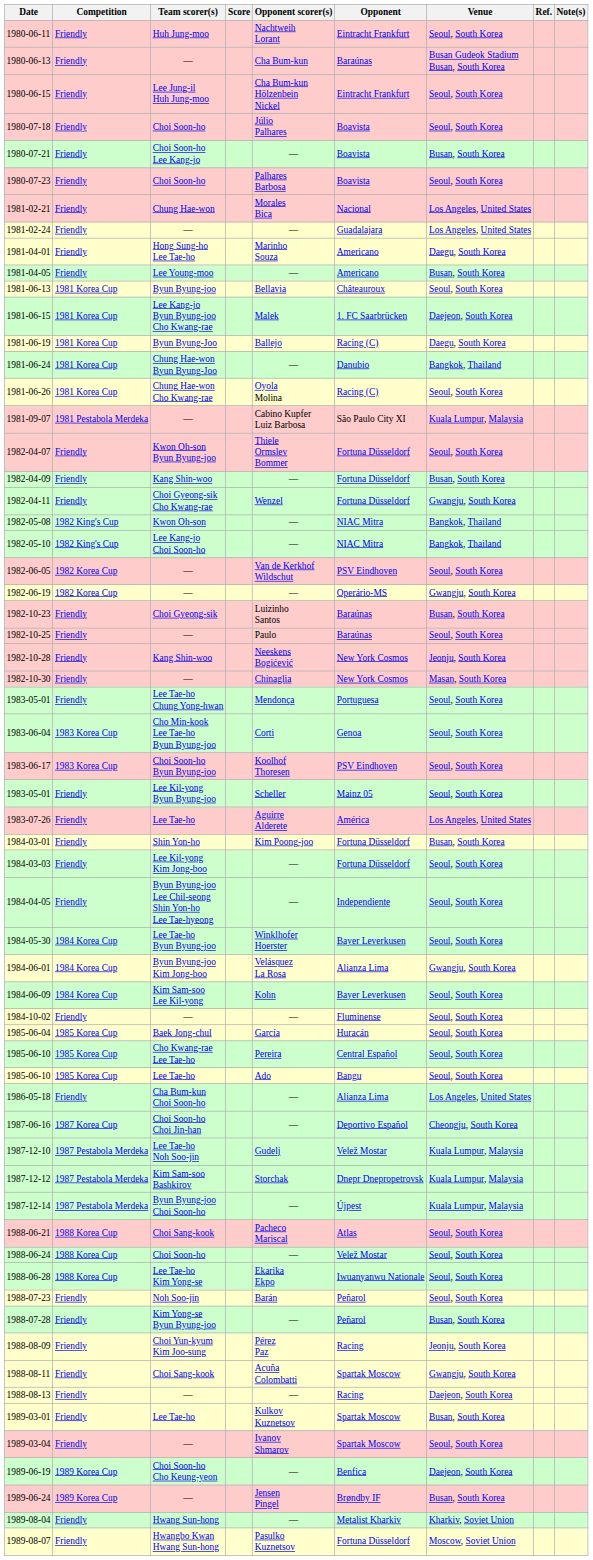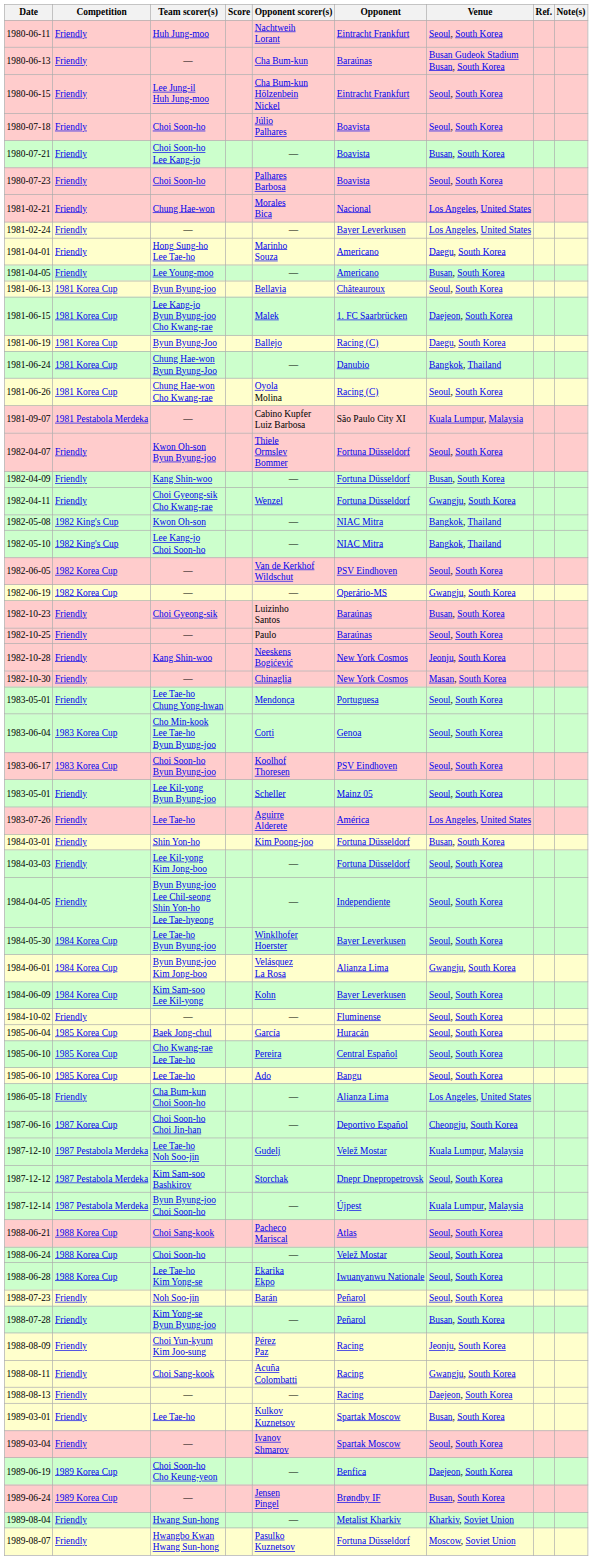(360, 230) Guadalajara -> (371, 230) Bayer Leverkusen
(476, 1179) Kuala Lumpur, Malaysia -> (466, 1179) Seoul, South Korea
(369, 1374) Spartak Moscow -> (350, 1374) Racing
